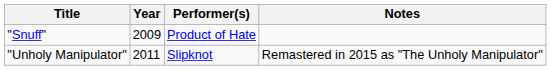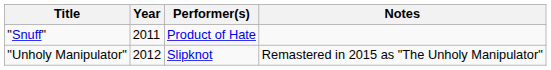(147, 34) 2009 -> (146, 34) 2011
(146, 55) 2011 -> (147, 55) 2012
